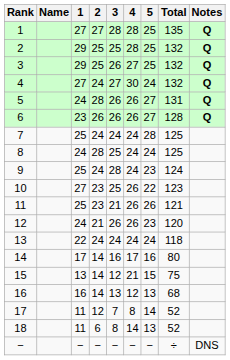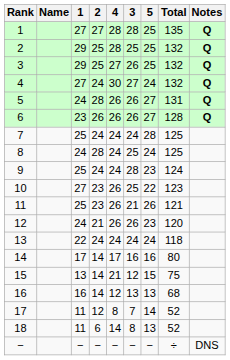columns swapped: (115, 13) <-> (132, 13)
